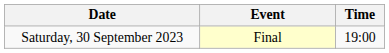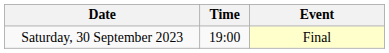columns swapped: (360, 15) <-> (268, 15)
